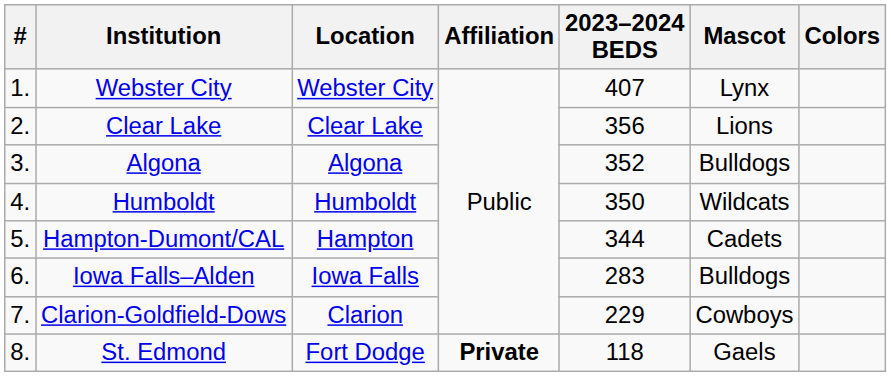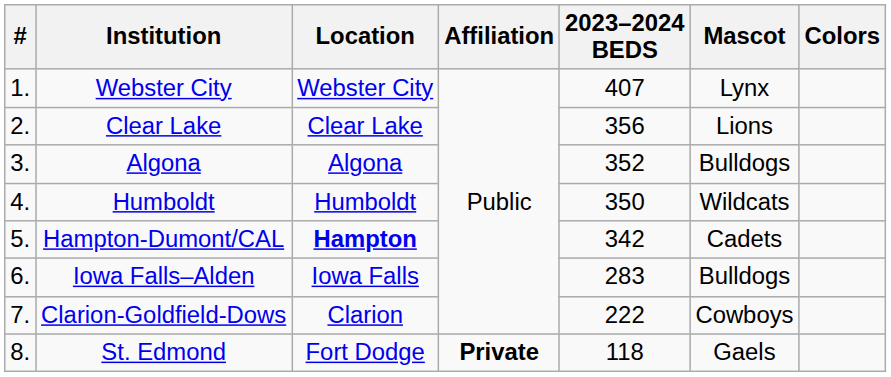(365, 239) normal -> (365, 239) bold
(625, 239) 344 -> (625, 239) 342
(625, 314) 229 -> (625, 314) 222
